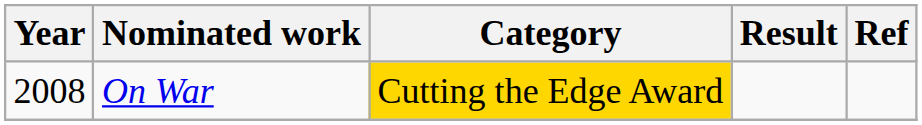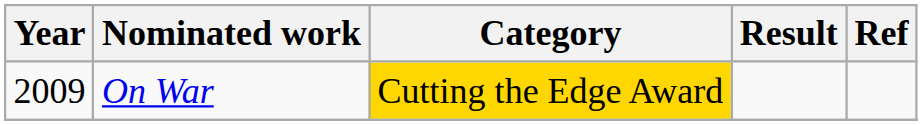(49, 90) 2008 -> (49, 90) 2009
